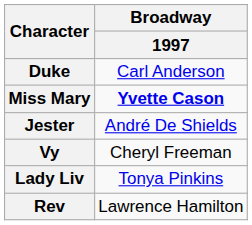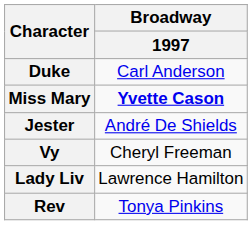(171, 179) Tonya Pinkins -> (171, 179) Lawrence Hamilton
(171, 206) Lawrence Hamilton -> (171, 206) Tonya Pinkins
